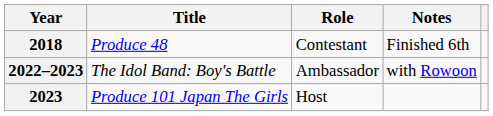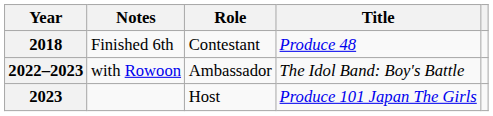columns swapped: (190, 17) <-> (432, 17)
